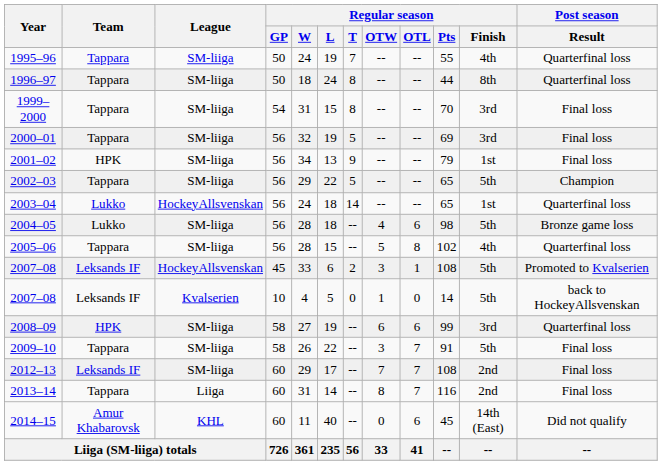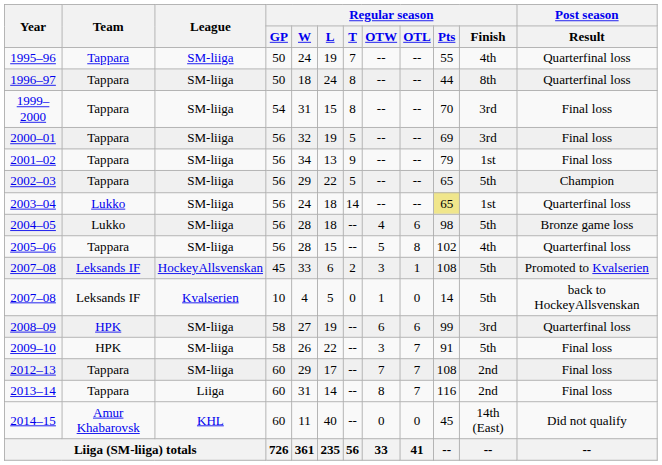(108, 160) HPK -> (108, 160) Tappara
(210, 203) HockeyAllsvenskan -> (210, 203) SM-liiga
(447, 203) no background -> (447, 203) khaki background
(108, 348) Tappara -> (108, 348) HPK
(108, 369) Leksands IF -> (108, 369) Tappara
(417, 420) 6 -> (417, 420) 0
